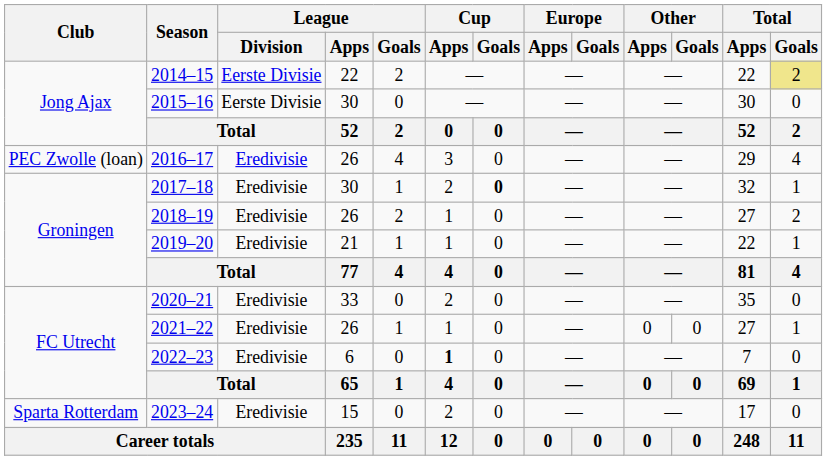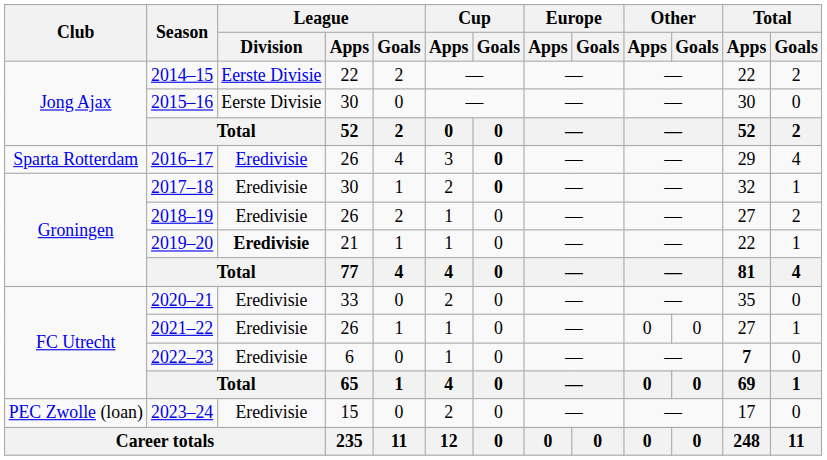(796, 74) khaki background -> (796, 74) no background
(76, 159) PEC Zwolle (loan) -> (76, 159) Sparta Rotterdam
(498, 159) normal -> (498, 159) bold
(271, 243) normal -> (271, 243) bold
(449, 356) bold -> (449, 356) normal
(747, 356) normal -> (747, 356) bold
(76, 412) Sparta Rotterdam -> (76, 412) PEC Zwolle (loan)
